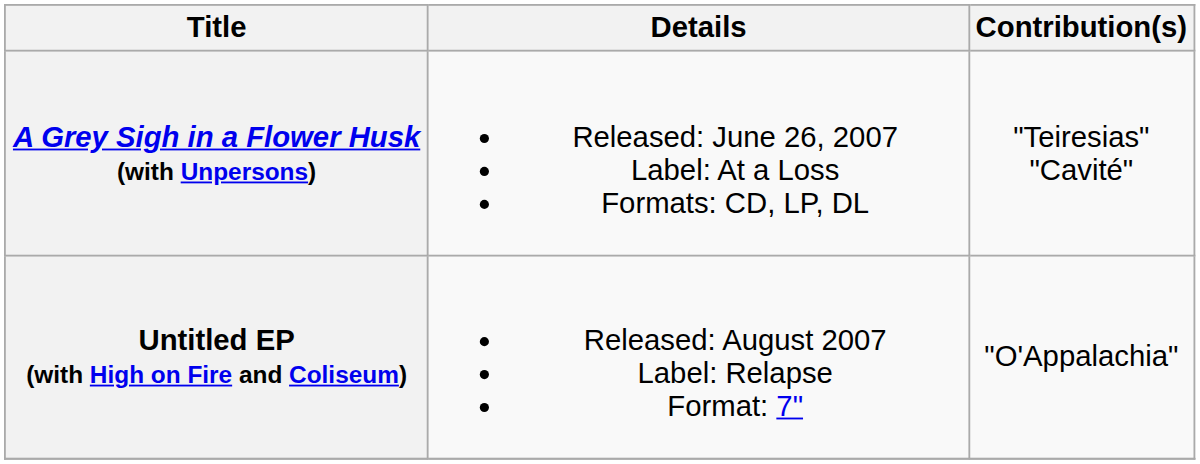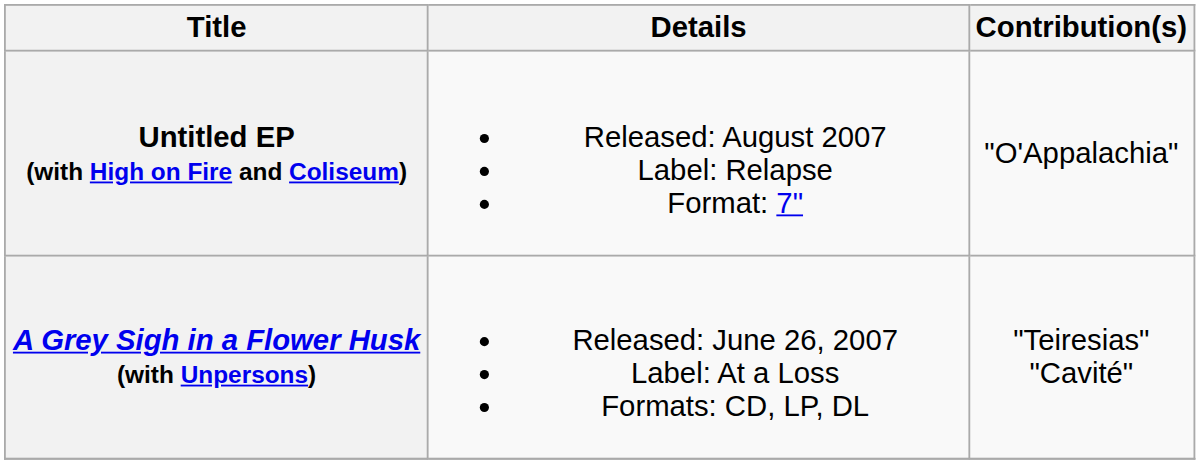rows swapped: (217, 152) <-> (217, 356)
